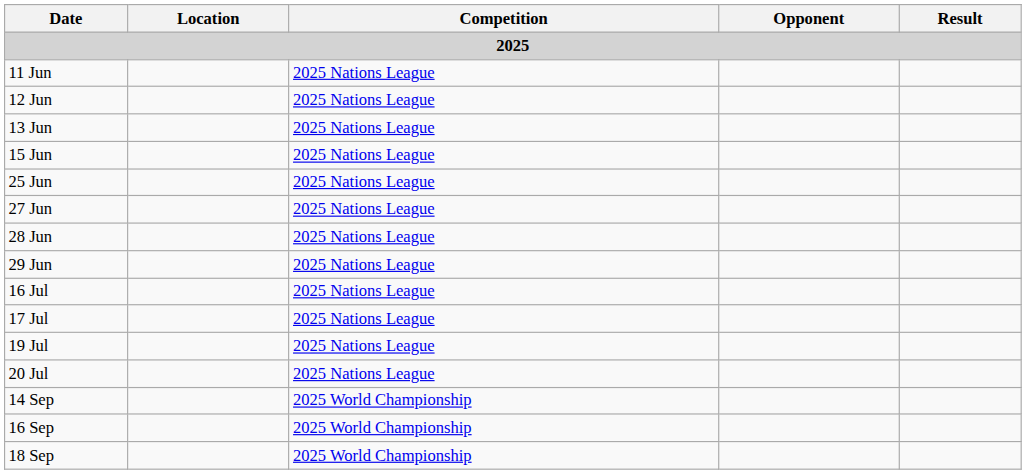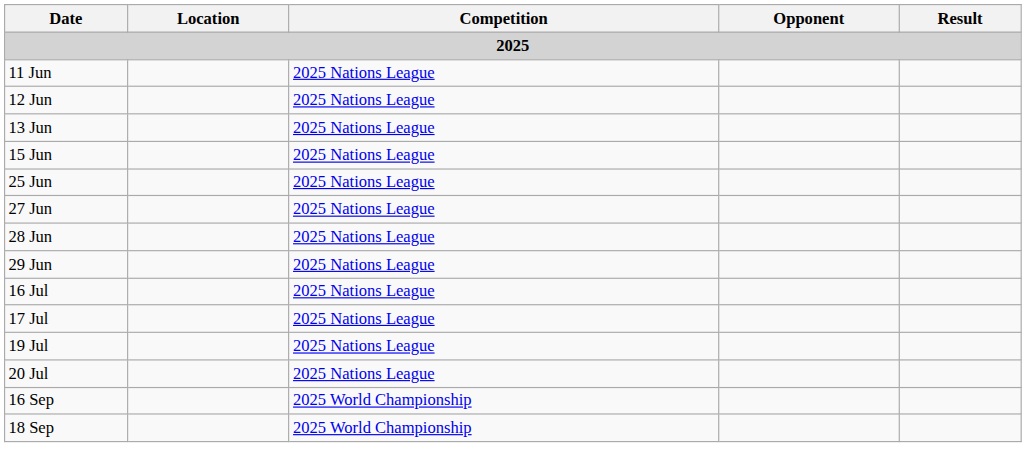- row: (31, 400)
